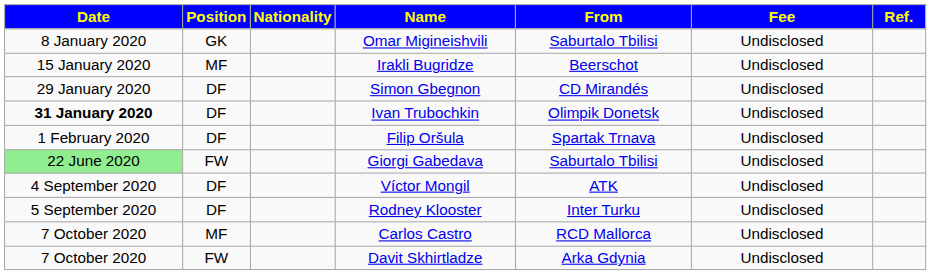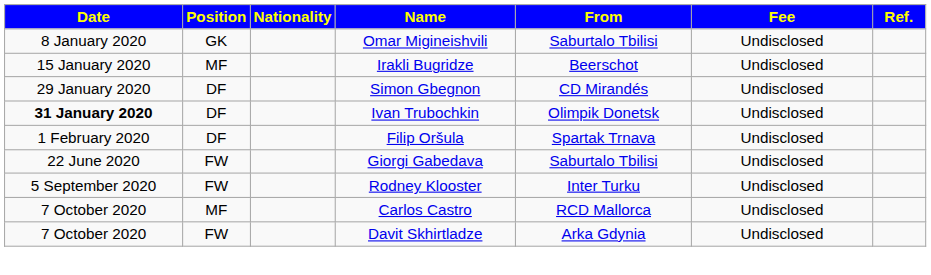(94, 162) lightgreen background -> (94, 162) no background
- row: (425, 186)
(216, 210) DF -> (216, 186) FW
